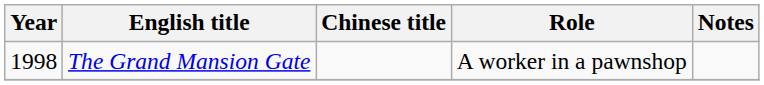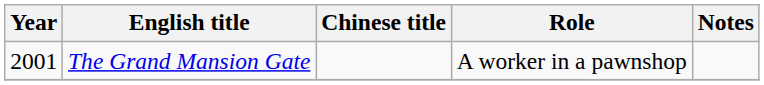(34, 60) 1998 -> (34, 60) 2001
